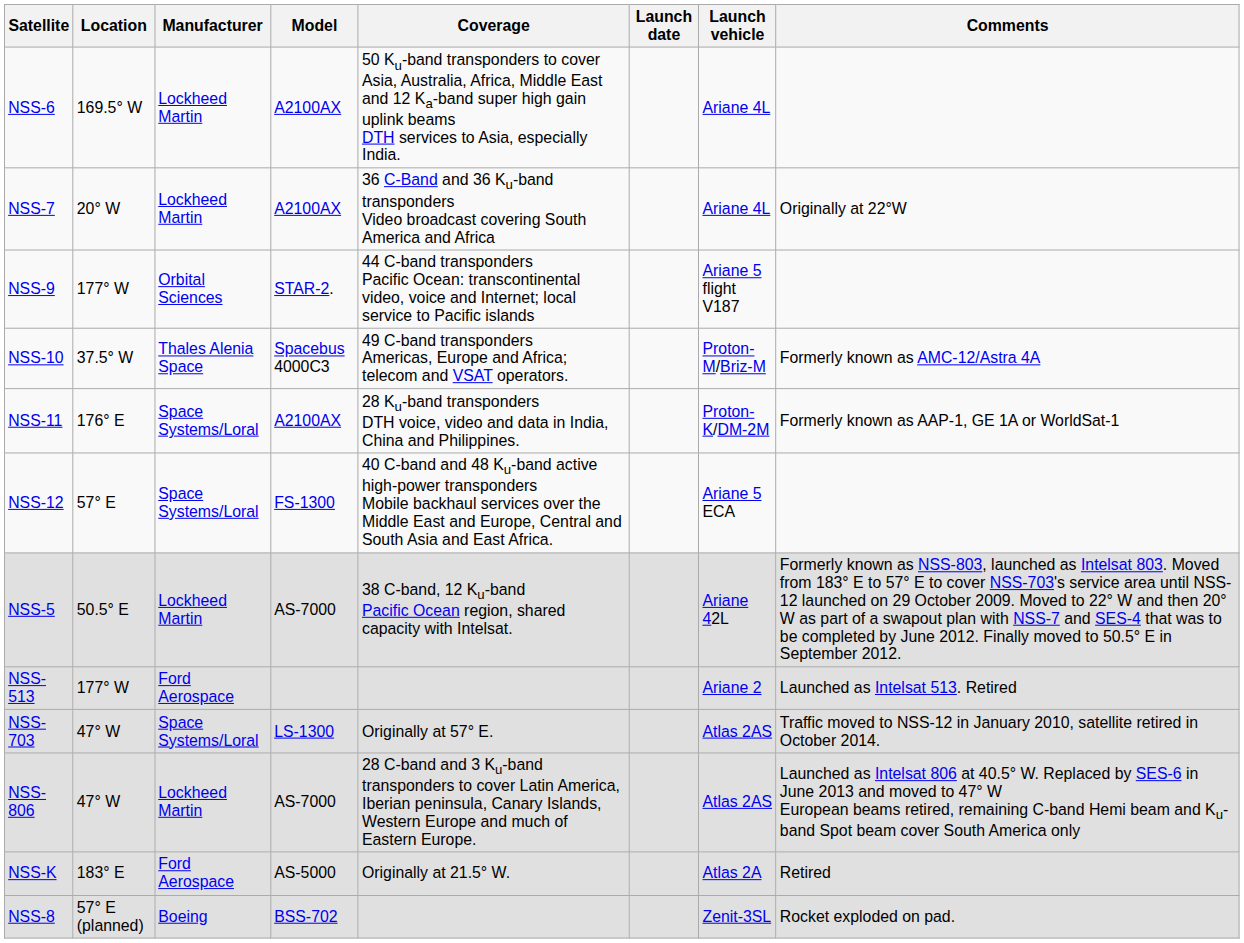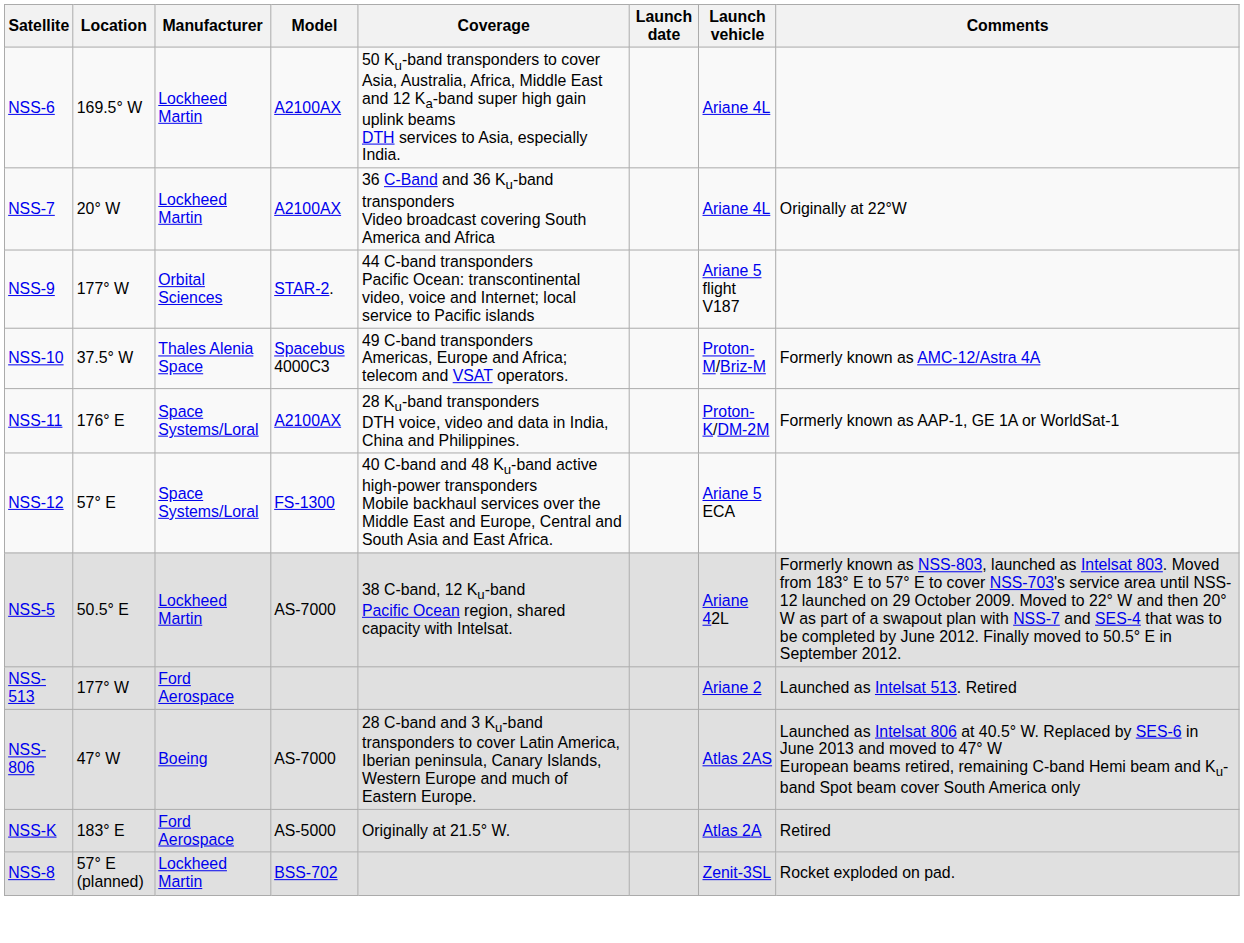- row: (27, 731)
(193, 802) Lockheed Martin -> (183, 759) Boeing
(183, 916) Boeing -> (193, 873) Lockheed Martin
